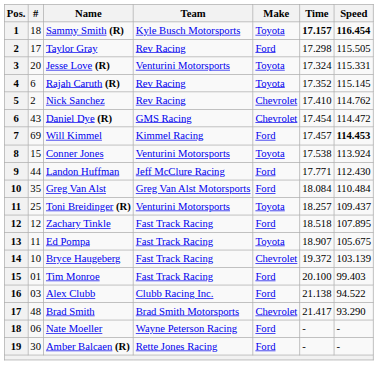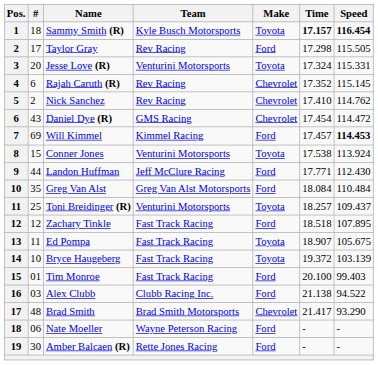(270, 83) Toyota -> (276, 83) Chevrolet
(276, 259) Chevrolet -> (270, 259) Toyota
